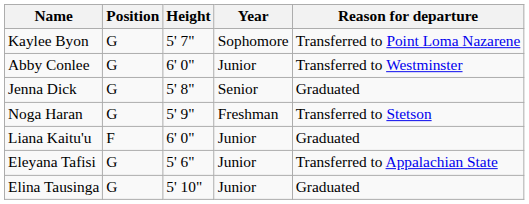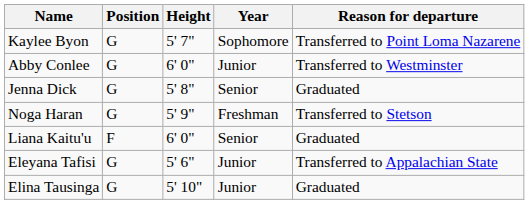(237, 138) Junior -> (238, 138) Senior
